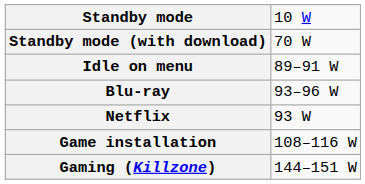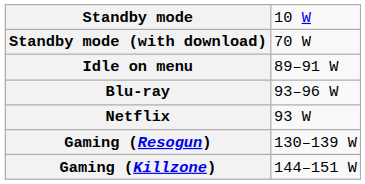- row: (138, 142)
+ row: (138, 142)
